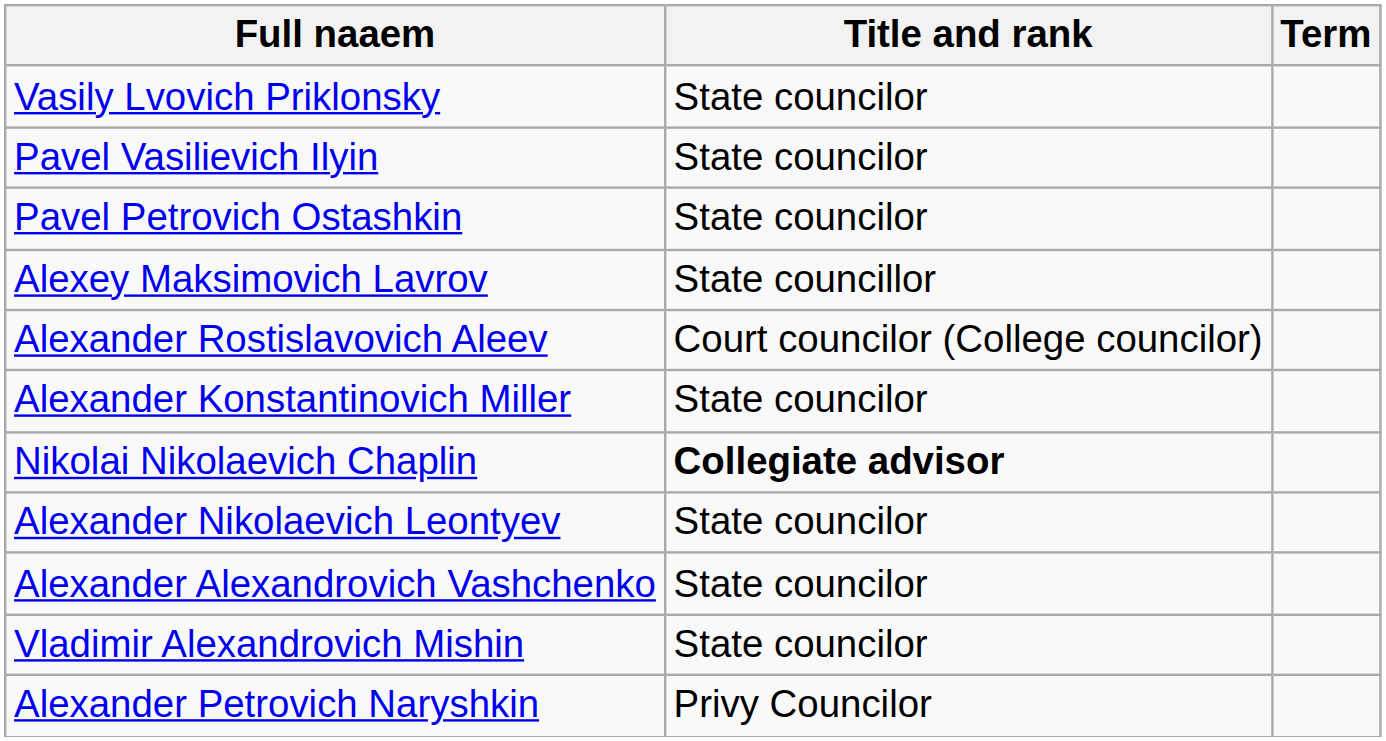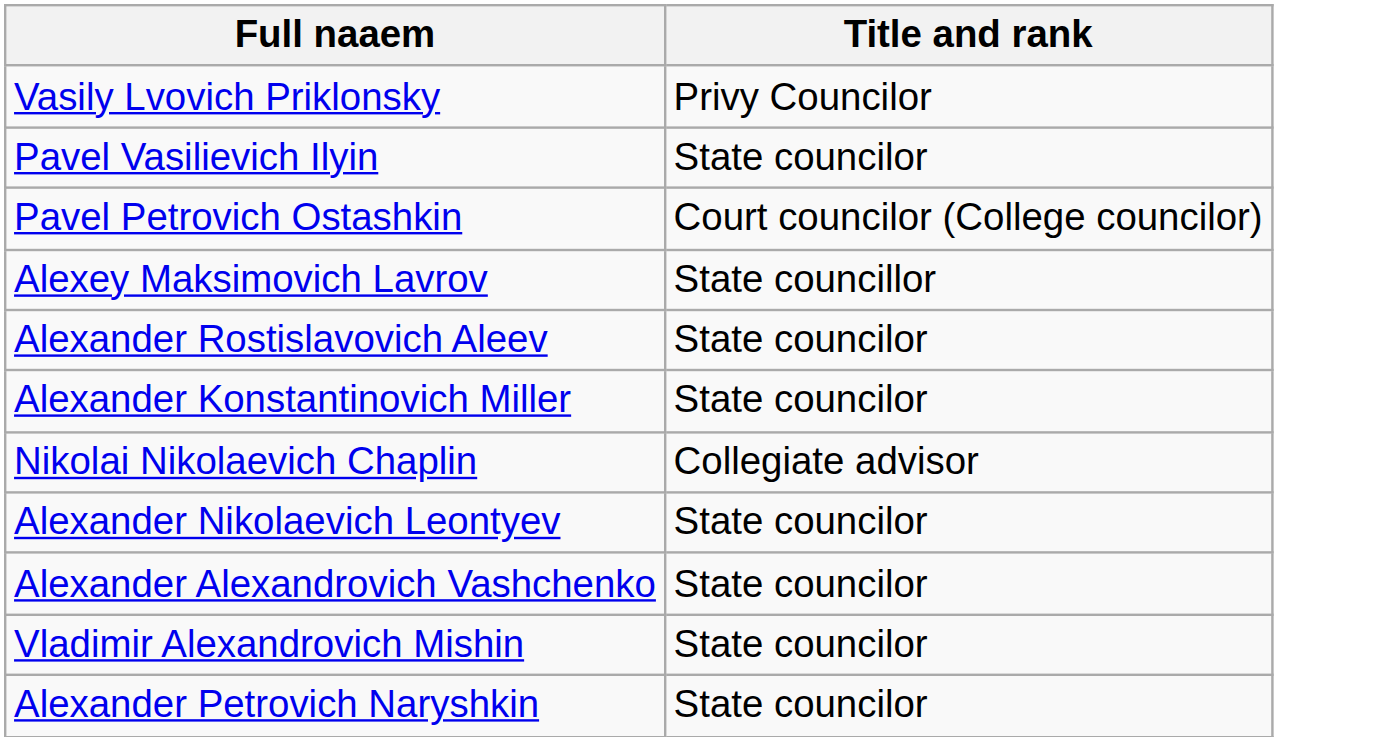- column: (1326, 34)
(801, 95) State councilor -> (803, 95) Privy Councilor
(801, 217) State councilor -> (968, 217) Court councilor (College councilor)
(968, 339) Court councilor (College councilor) -> (801, 339) State councilor
(839, 461) bold -> (826, 461) normal
(803, 704) Privy Councilor -> (801, 704) State councilor
